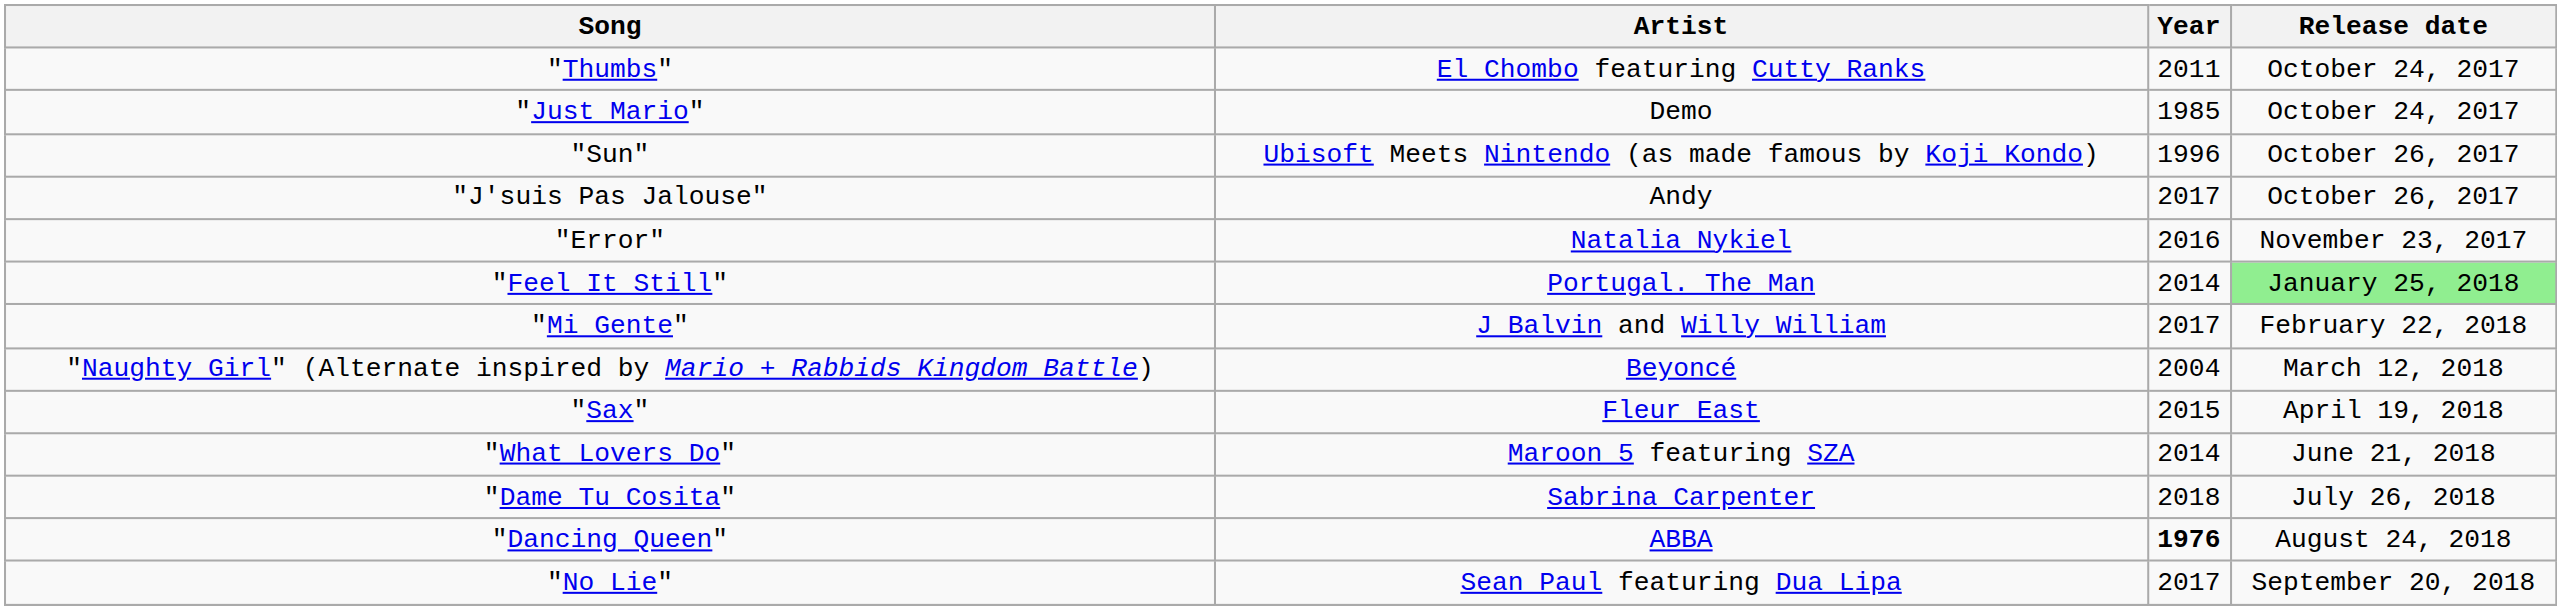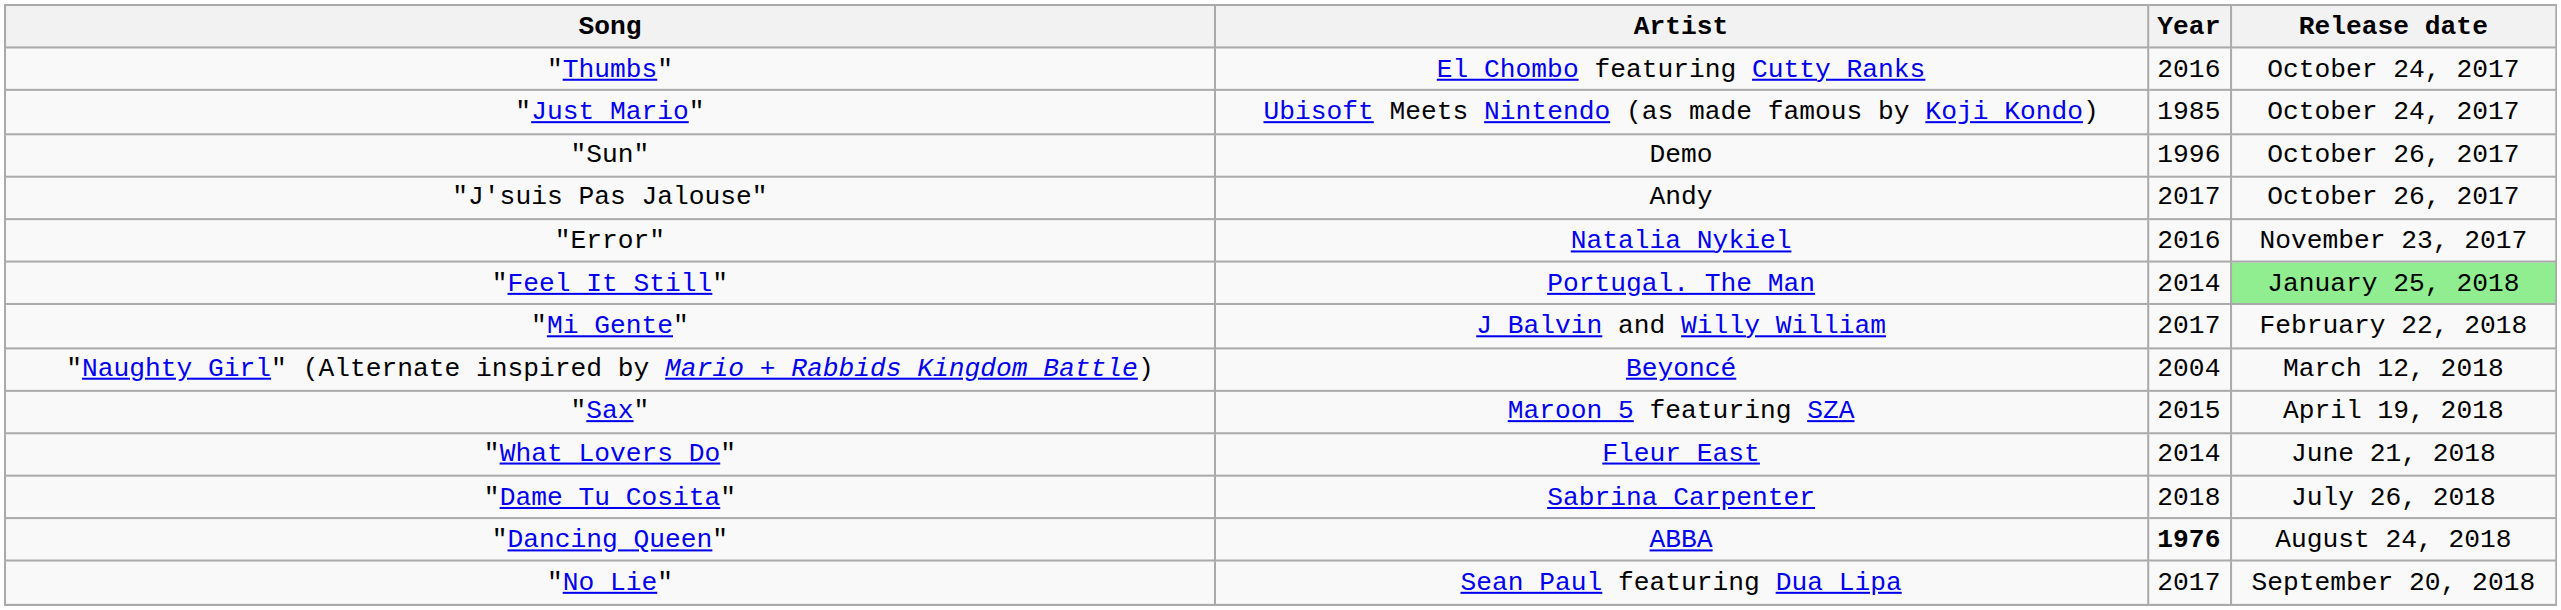(2189, 69) 2011 -> (2189, 69) 2016
(1681, 112) Demo -> (1681, 112) Ubisoft Meets Nintendo (as made famous by Koji Kondo)
(1681, 155) Ubisoft Meets Nintendo (as made famous by Koji Kondo) -> (1681, 155) Demo
(1681, 412) Fleur East -> (1681, 412) Maroon 5 featuring SZA
(1681, 454) Maroon 5 featuring SZA -> (1681, 454) Fleur East
